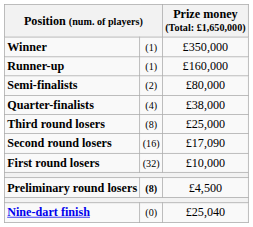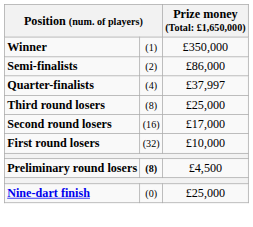- row: (36, 66)
(205, 85) £80,000 -> (205, 66) £86,000
(205, 104) £38,000 -> (205, 85) £37,997
(205, 143) £17,090 -> (205, 124) £17,000
(205, 212) £25,040 -> (205, 193) £25,000
